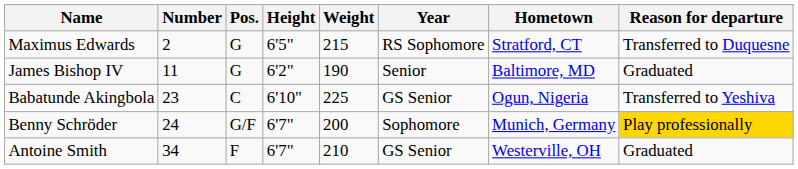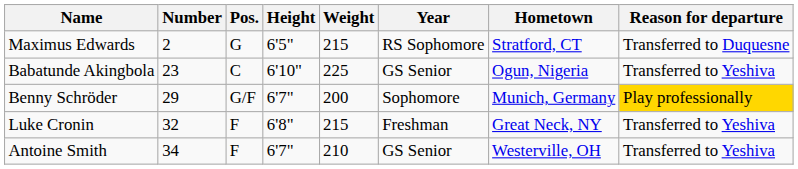- row: (66, 71)
(171, 124) 24 -> (171, 97) 29
+ row: (51, 124)
(658, 151) Graduated -> (699, 151) Transferred to Yeshiva
